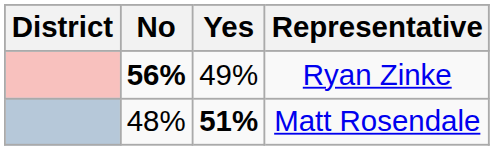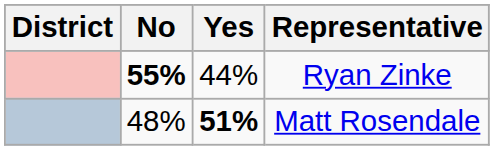(156, 74) 56% -> (156, 74) 55%
(229, 74) 49% -> (229, 74) 44%
